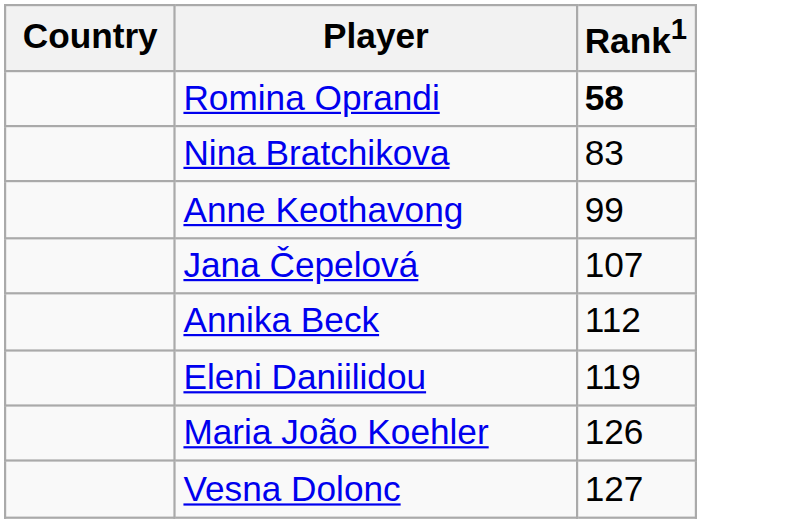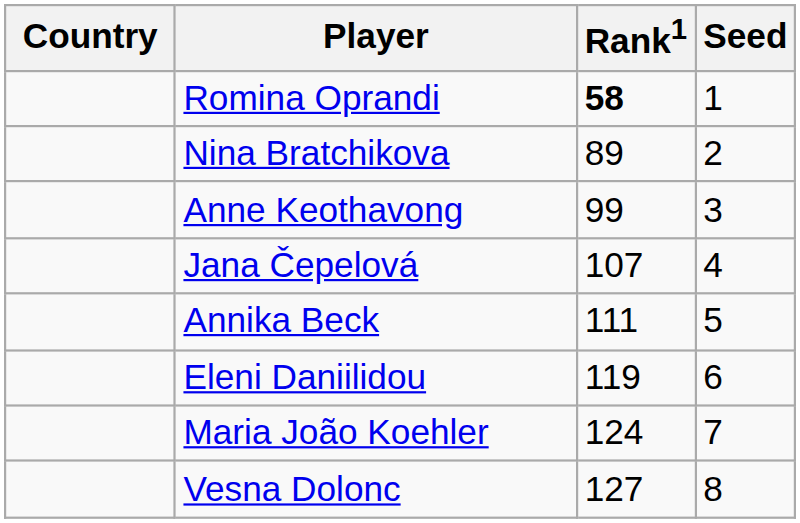+ column: (745, 37)
(604, 153) 83 -> (604, 153) 89
(613, 321) 112 -> (611, 321) 111
(614, 432) 126 -> (614, 432) 124
